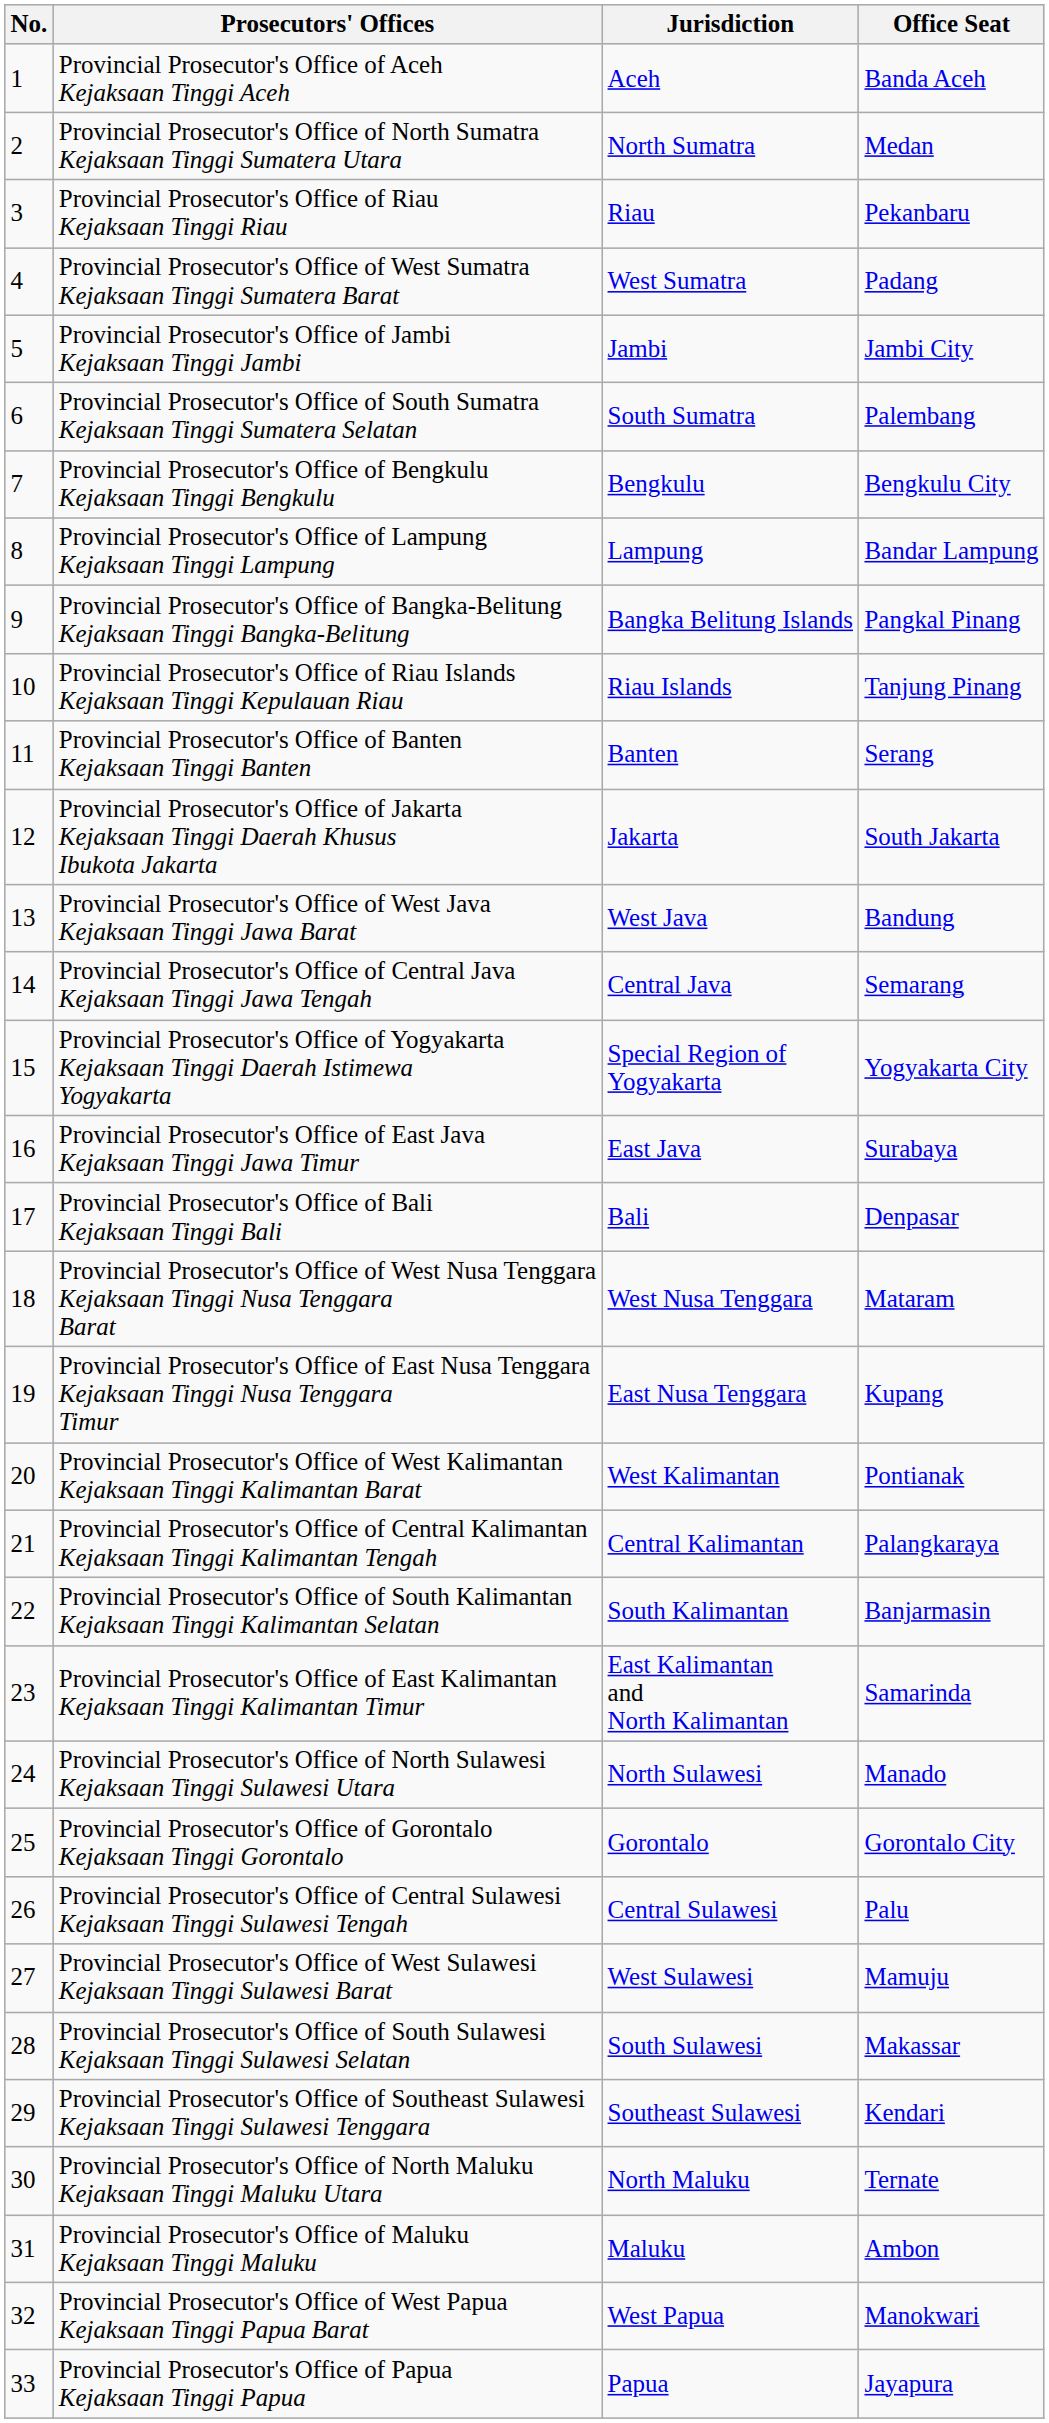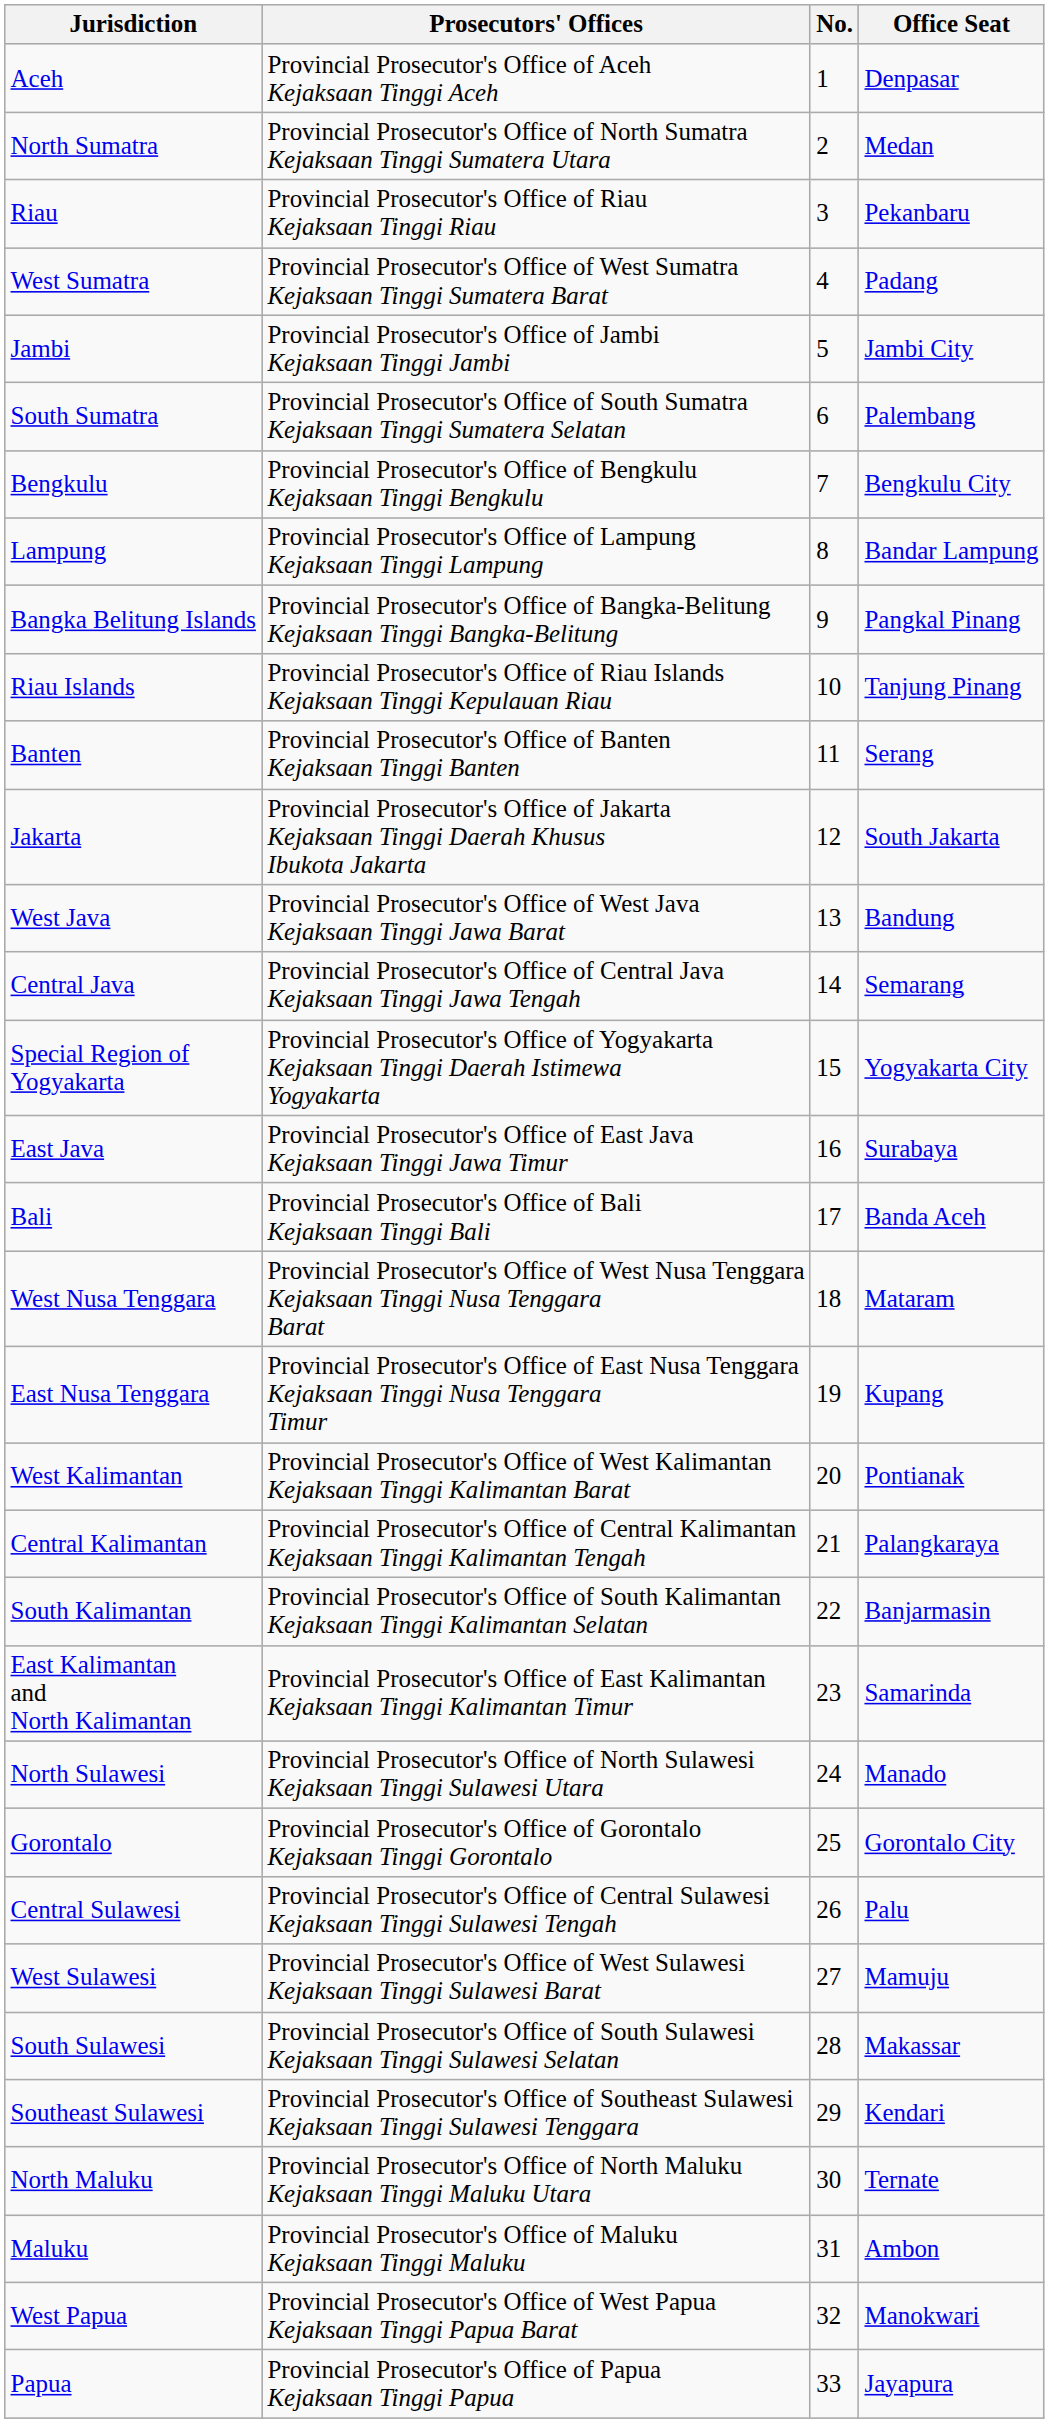columns swapped: (29, 24) <-> (730, 24)
(925, 77) Banda Aceh -> (912, 77) Denpasar
(912, 1216) Denpasar -> (925, 1216) Banda Aceh
